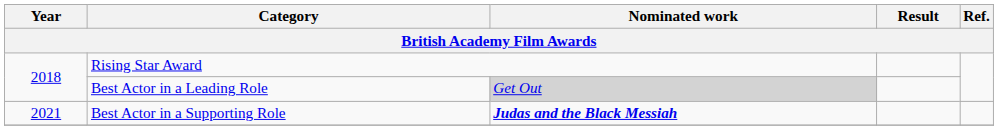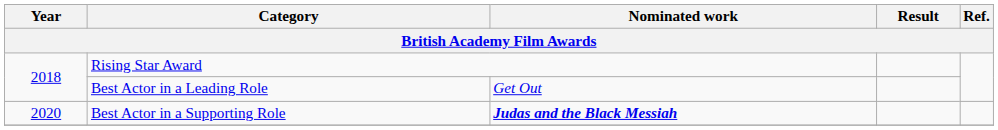(517, 88) lightgrey background -> (517, 88) no background
(46, 112) 2021 -> (46, 112) 2020
